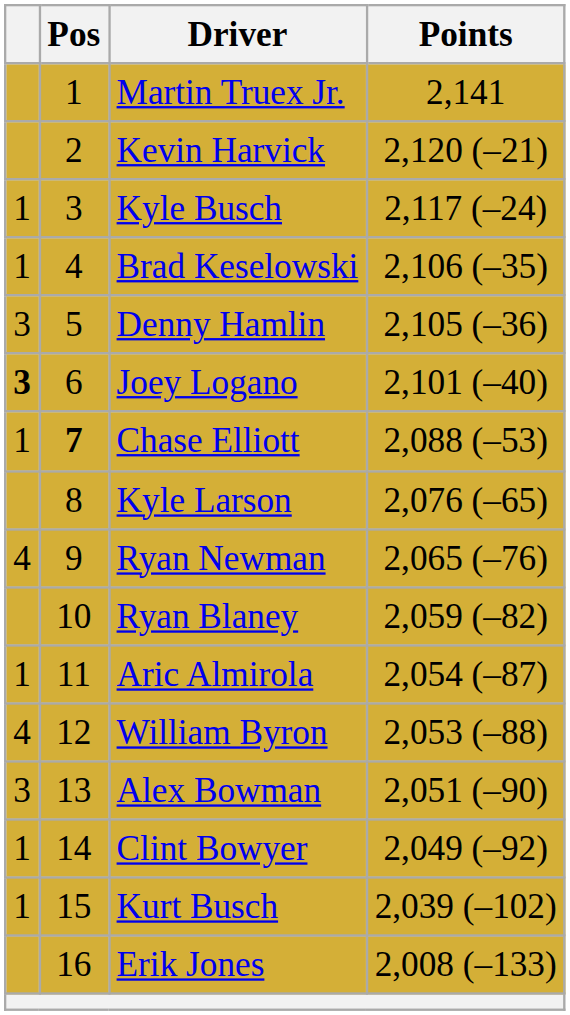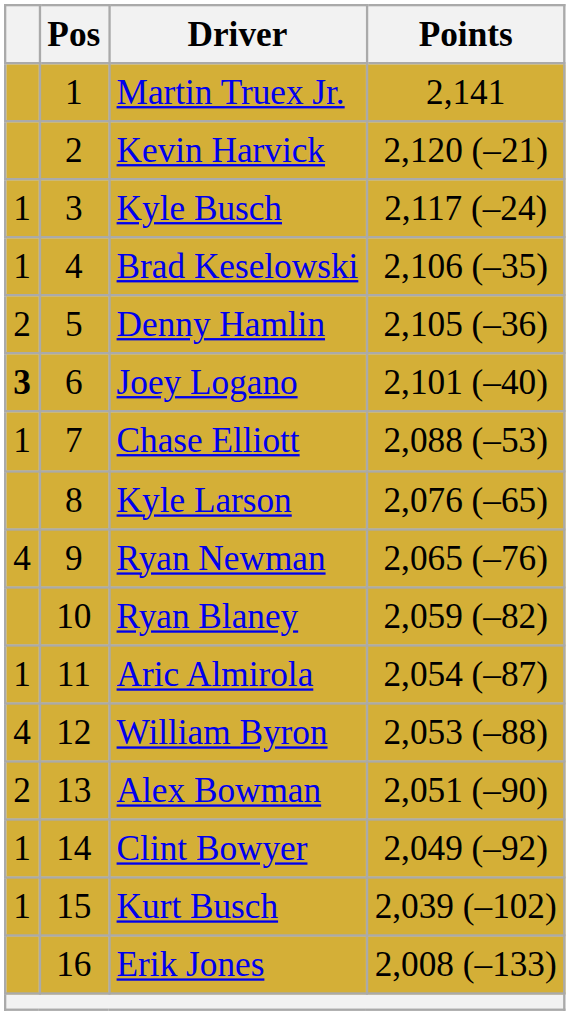(22, 324) 3 -> (22, 324) 2
(74, 440) bold -> (74, 440) normal
(22, 789) 3 -> (22, 789) 2
